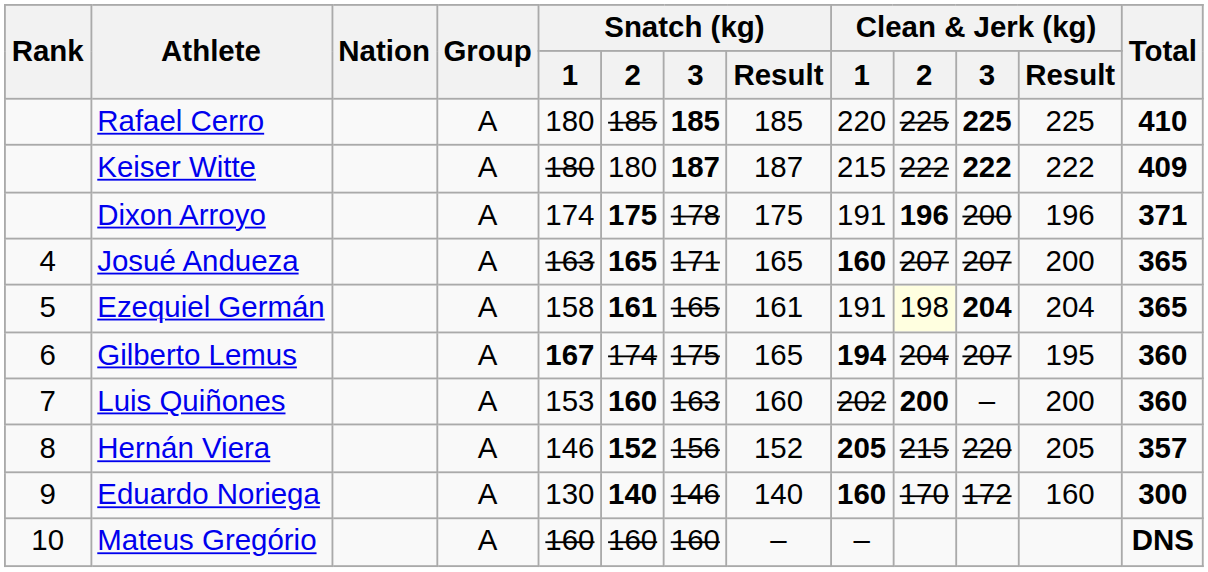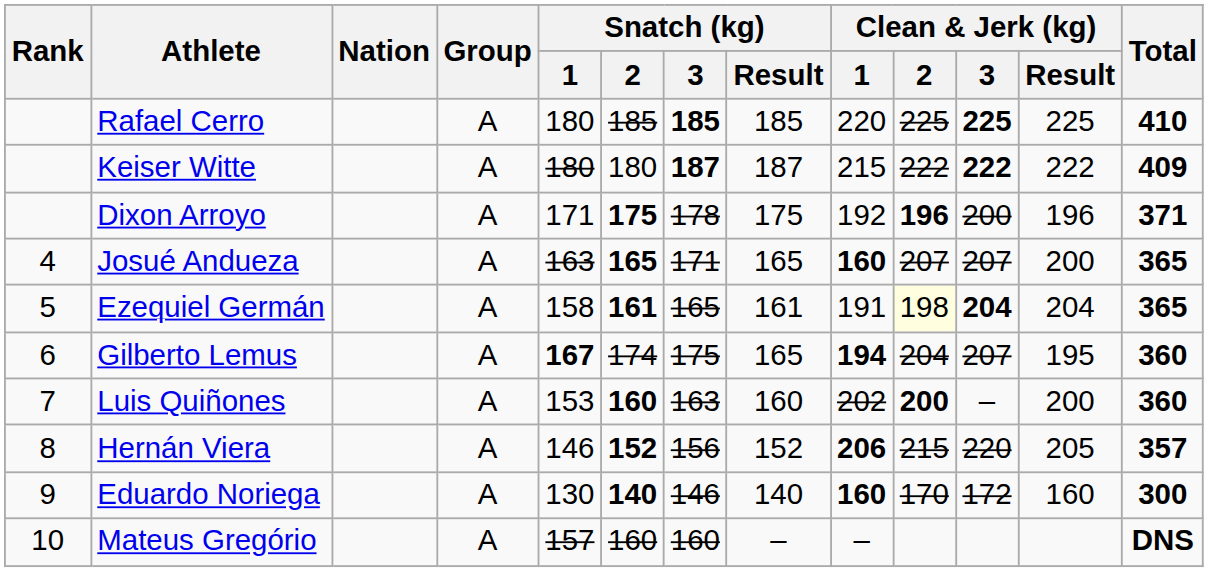(570, 214) 174 -> (570, 214) 171
(862, 214) 191 -> (862, 214) 192
(862, 448) 205 -> (862, 448) 206
(570, 541) 160 -> (570, 541) 157
